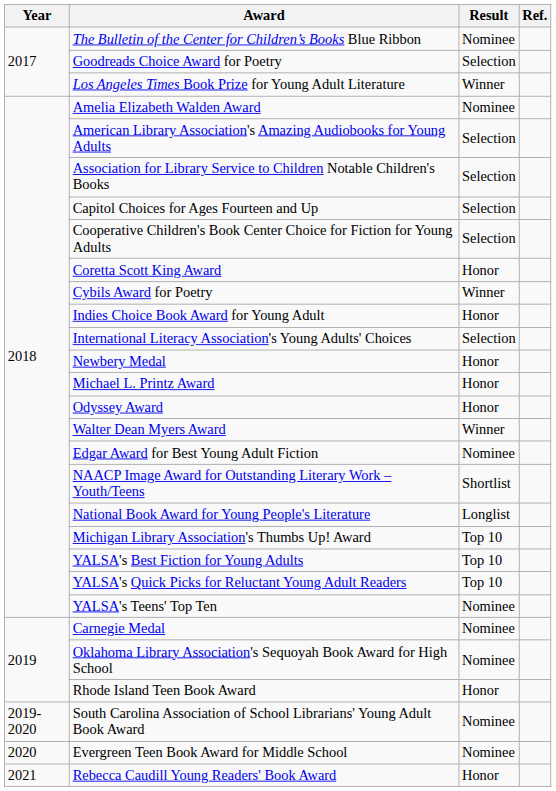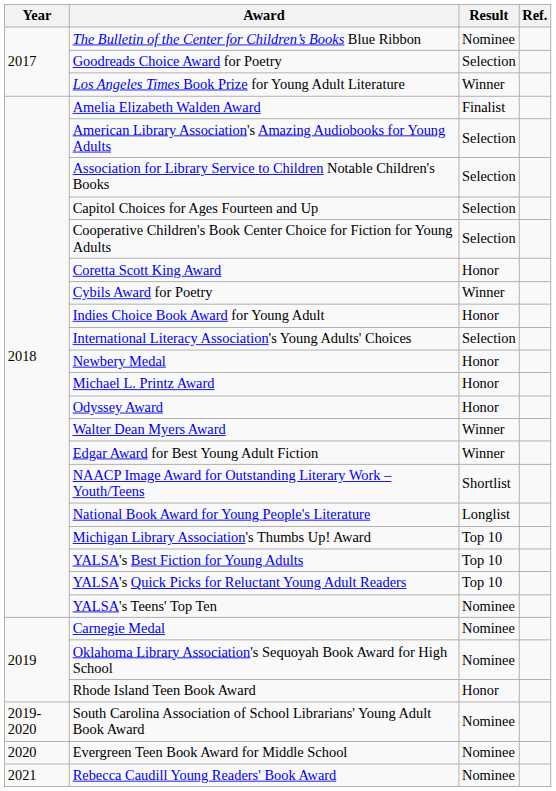(488, 107) Nominee -> (484, 107) Finalist
(488, 452) Nominee -> (483, 452) Winner
(480, 775) Honor -> (488, 775) Nominee
